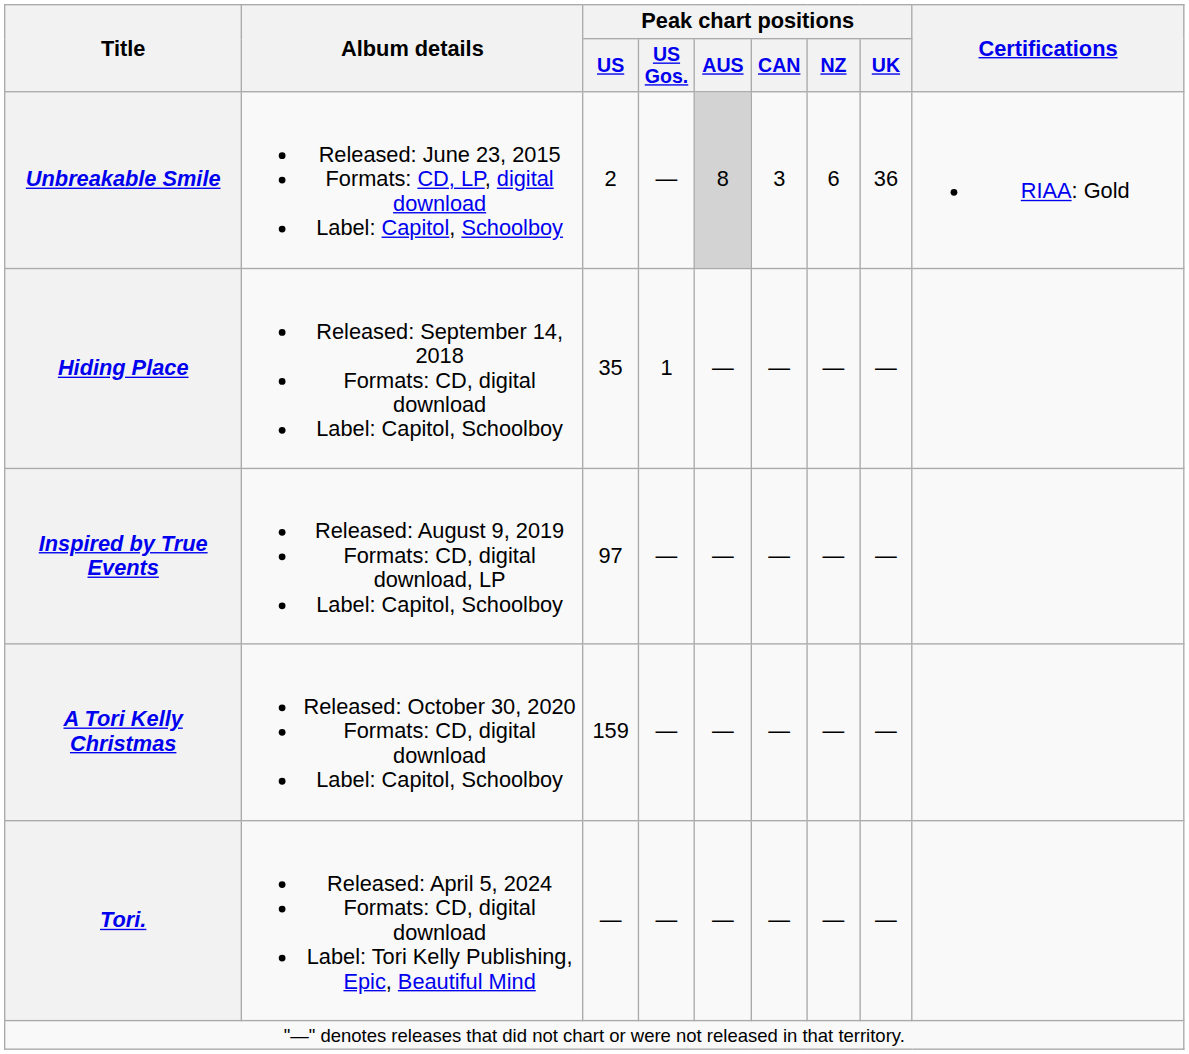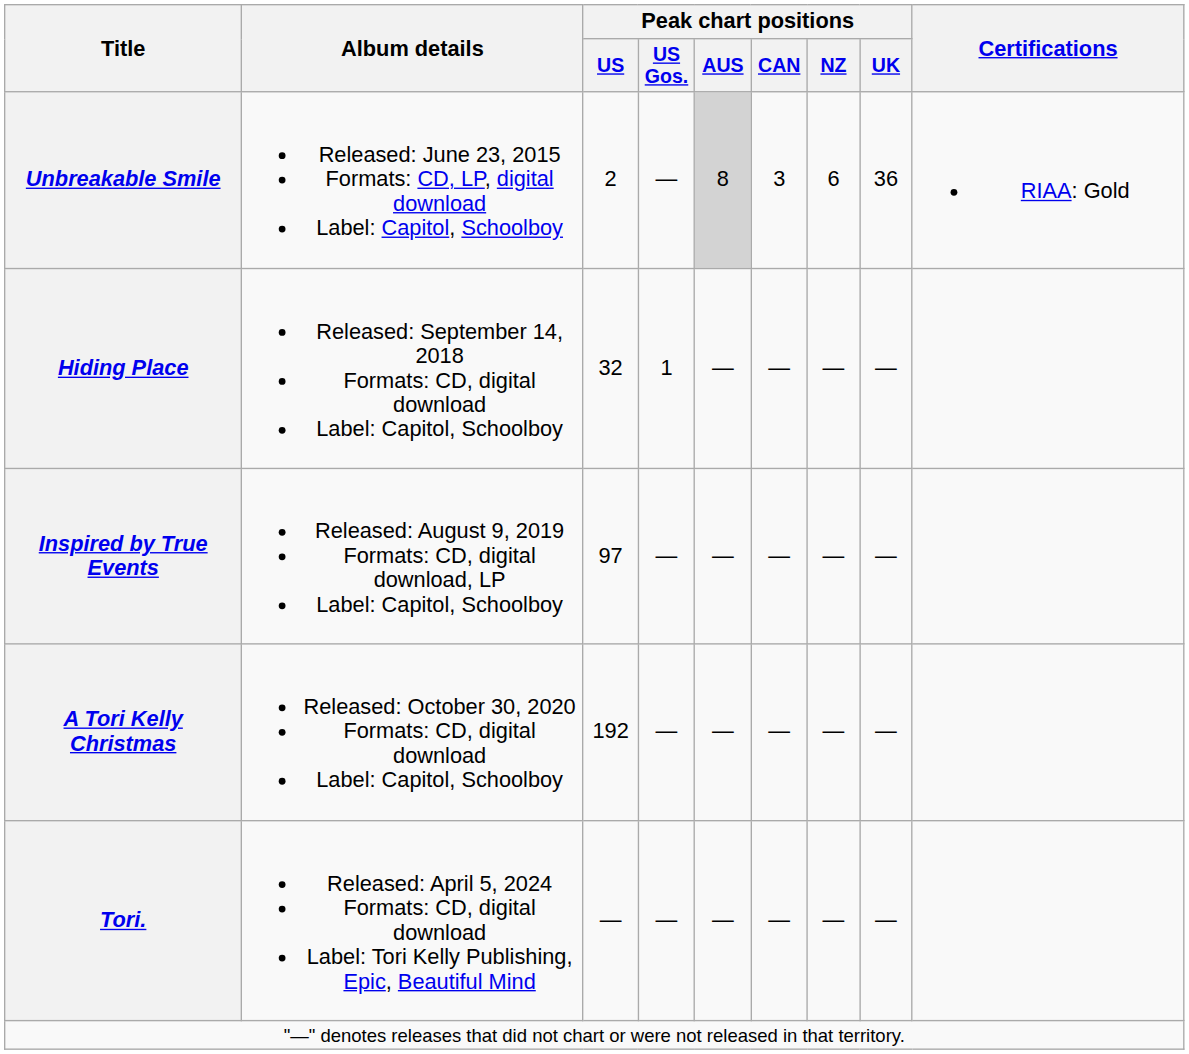(611, 367) 35 -> (611, 367) 32
(611, 732) 159 -> (611, 732) 192
